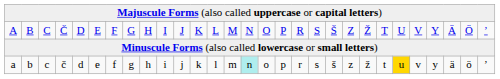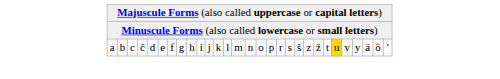- row: (13, 30)
(249, 64) paleturquoise background -> (250, 47) no background
